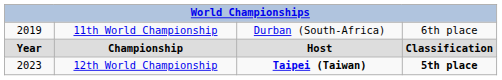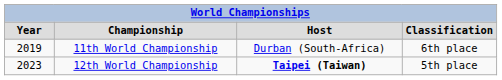rows swapped: (145, 48) <-> (145, 30)
(449, 65) bold -> (449, 65) normal
